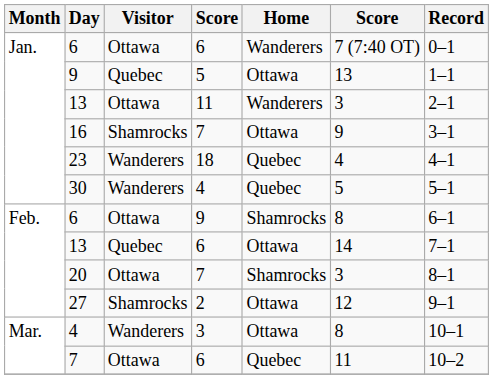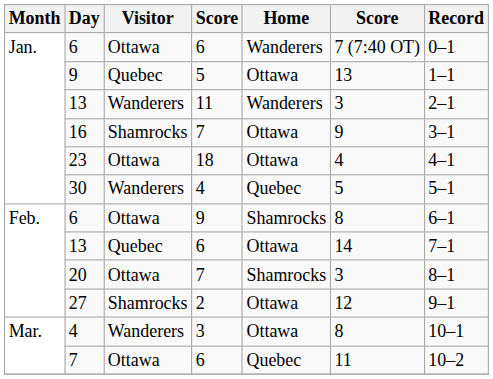(134, 103) Ottawa -> (146, 103) Wanderers
(146, 160) Wanderers -> (134, 160) Ottawa
(274, 160) Quebec -> (272, 160) Ottawa
